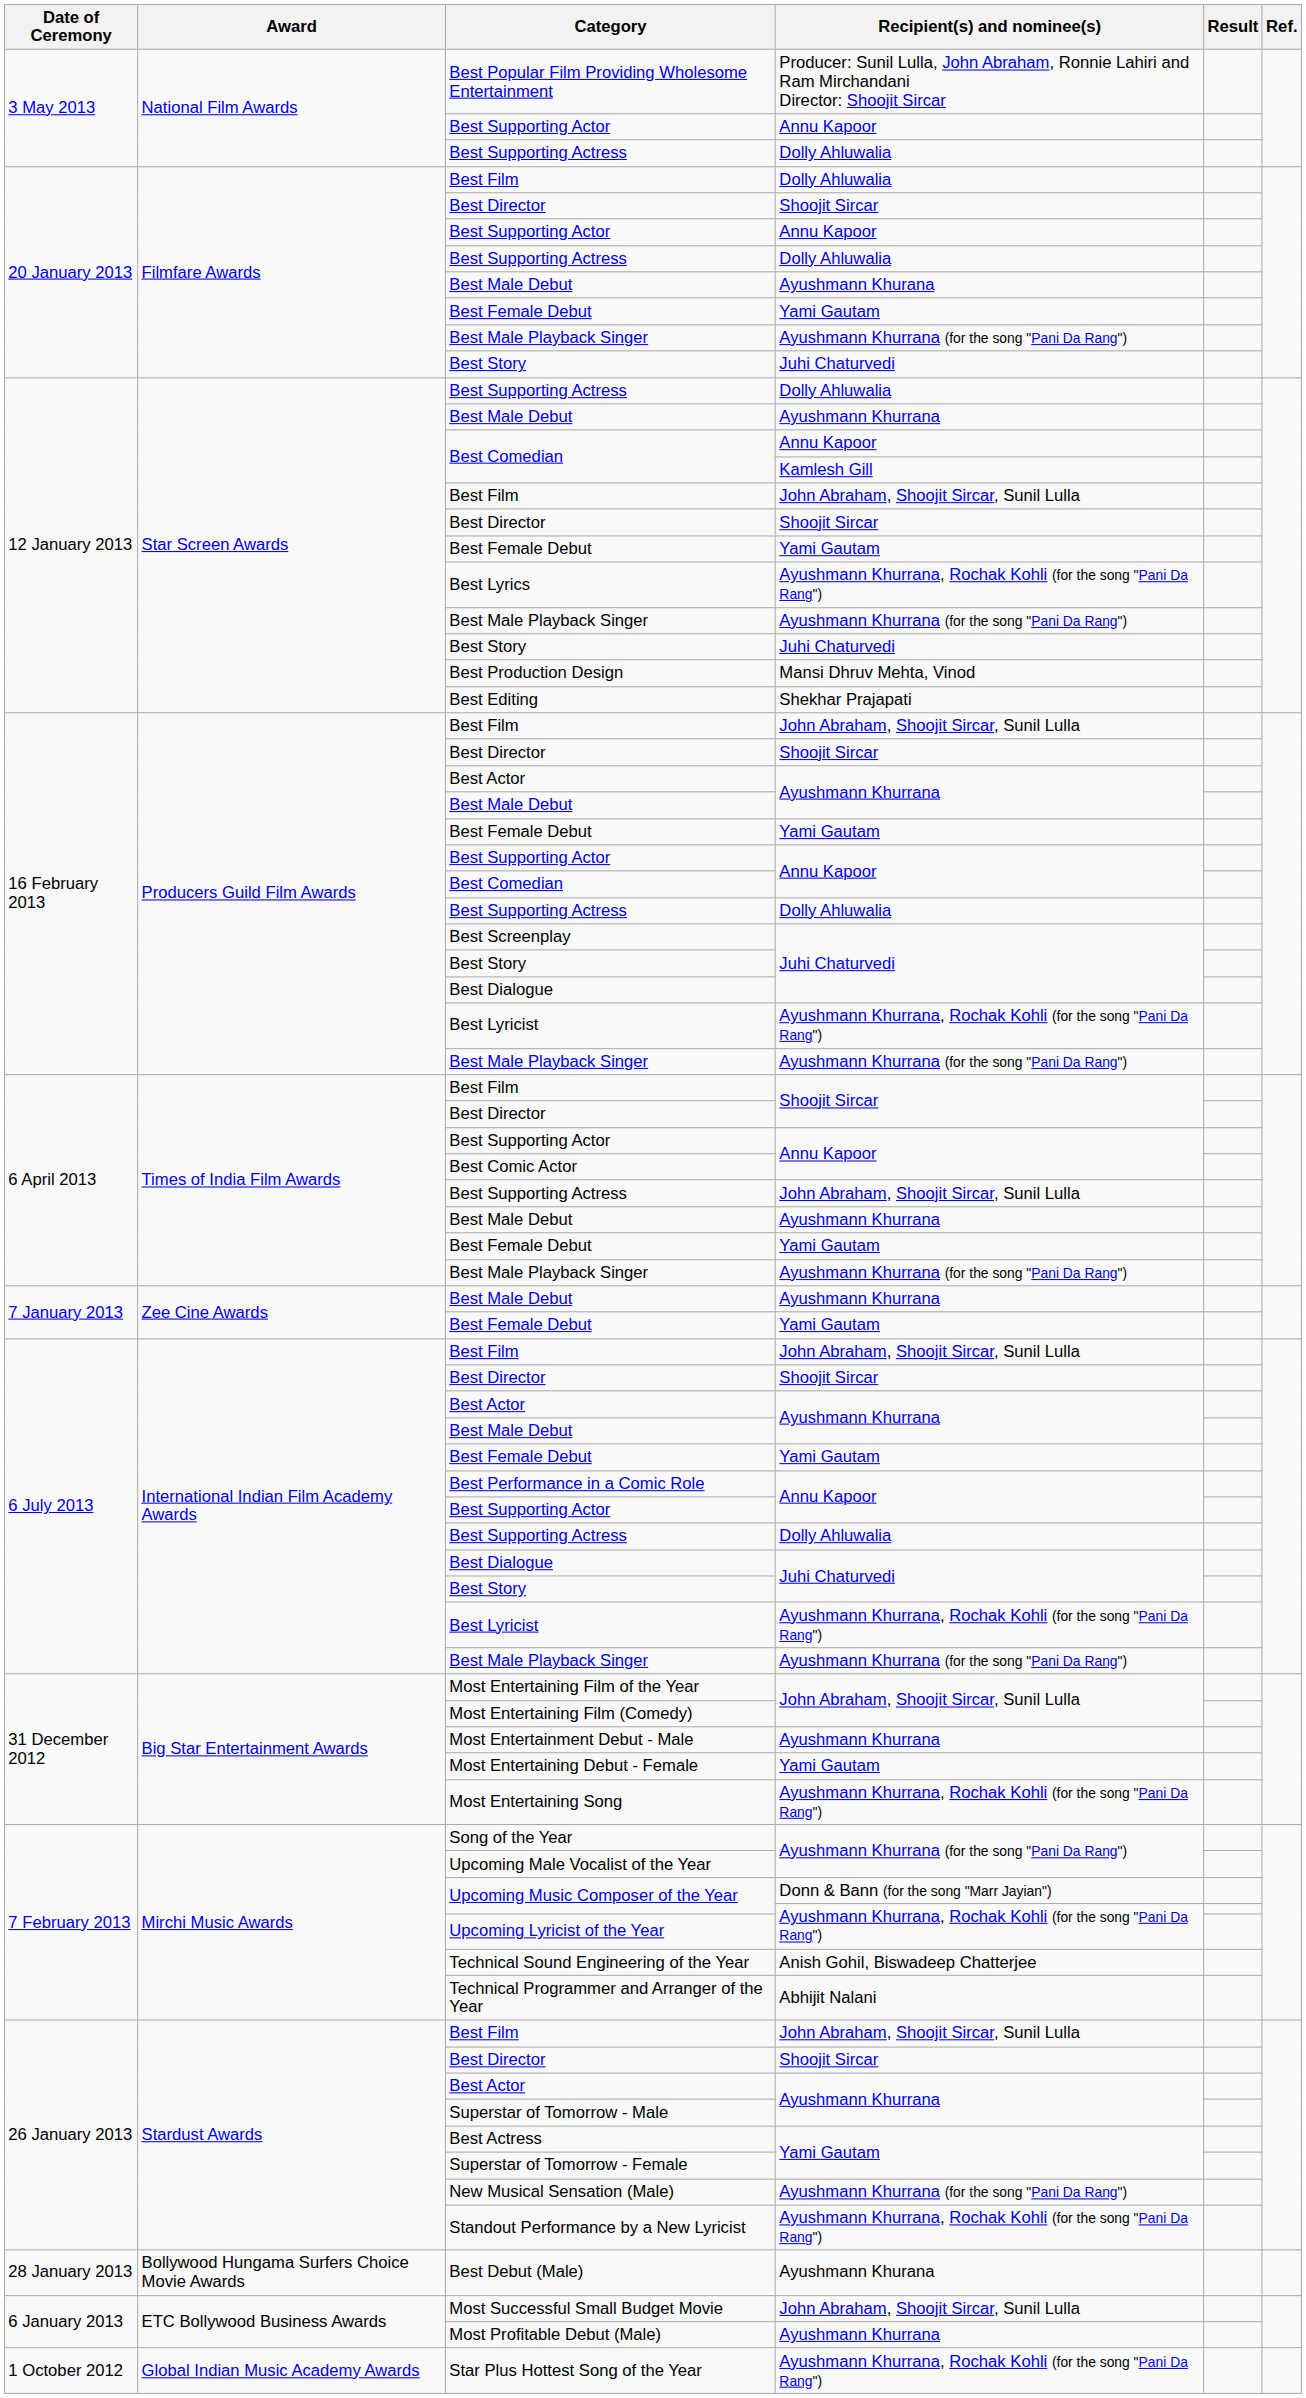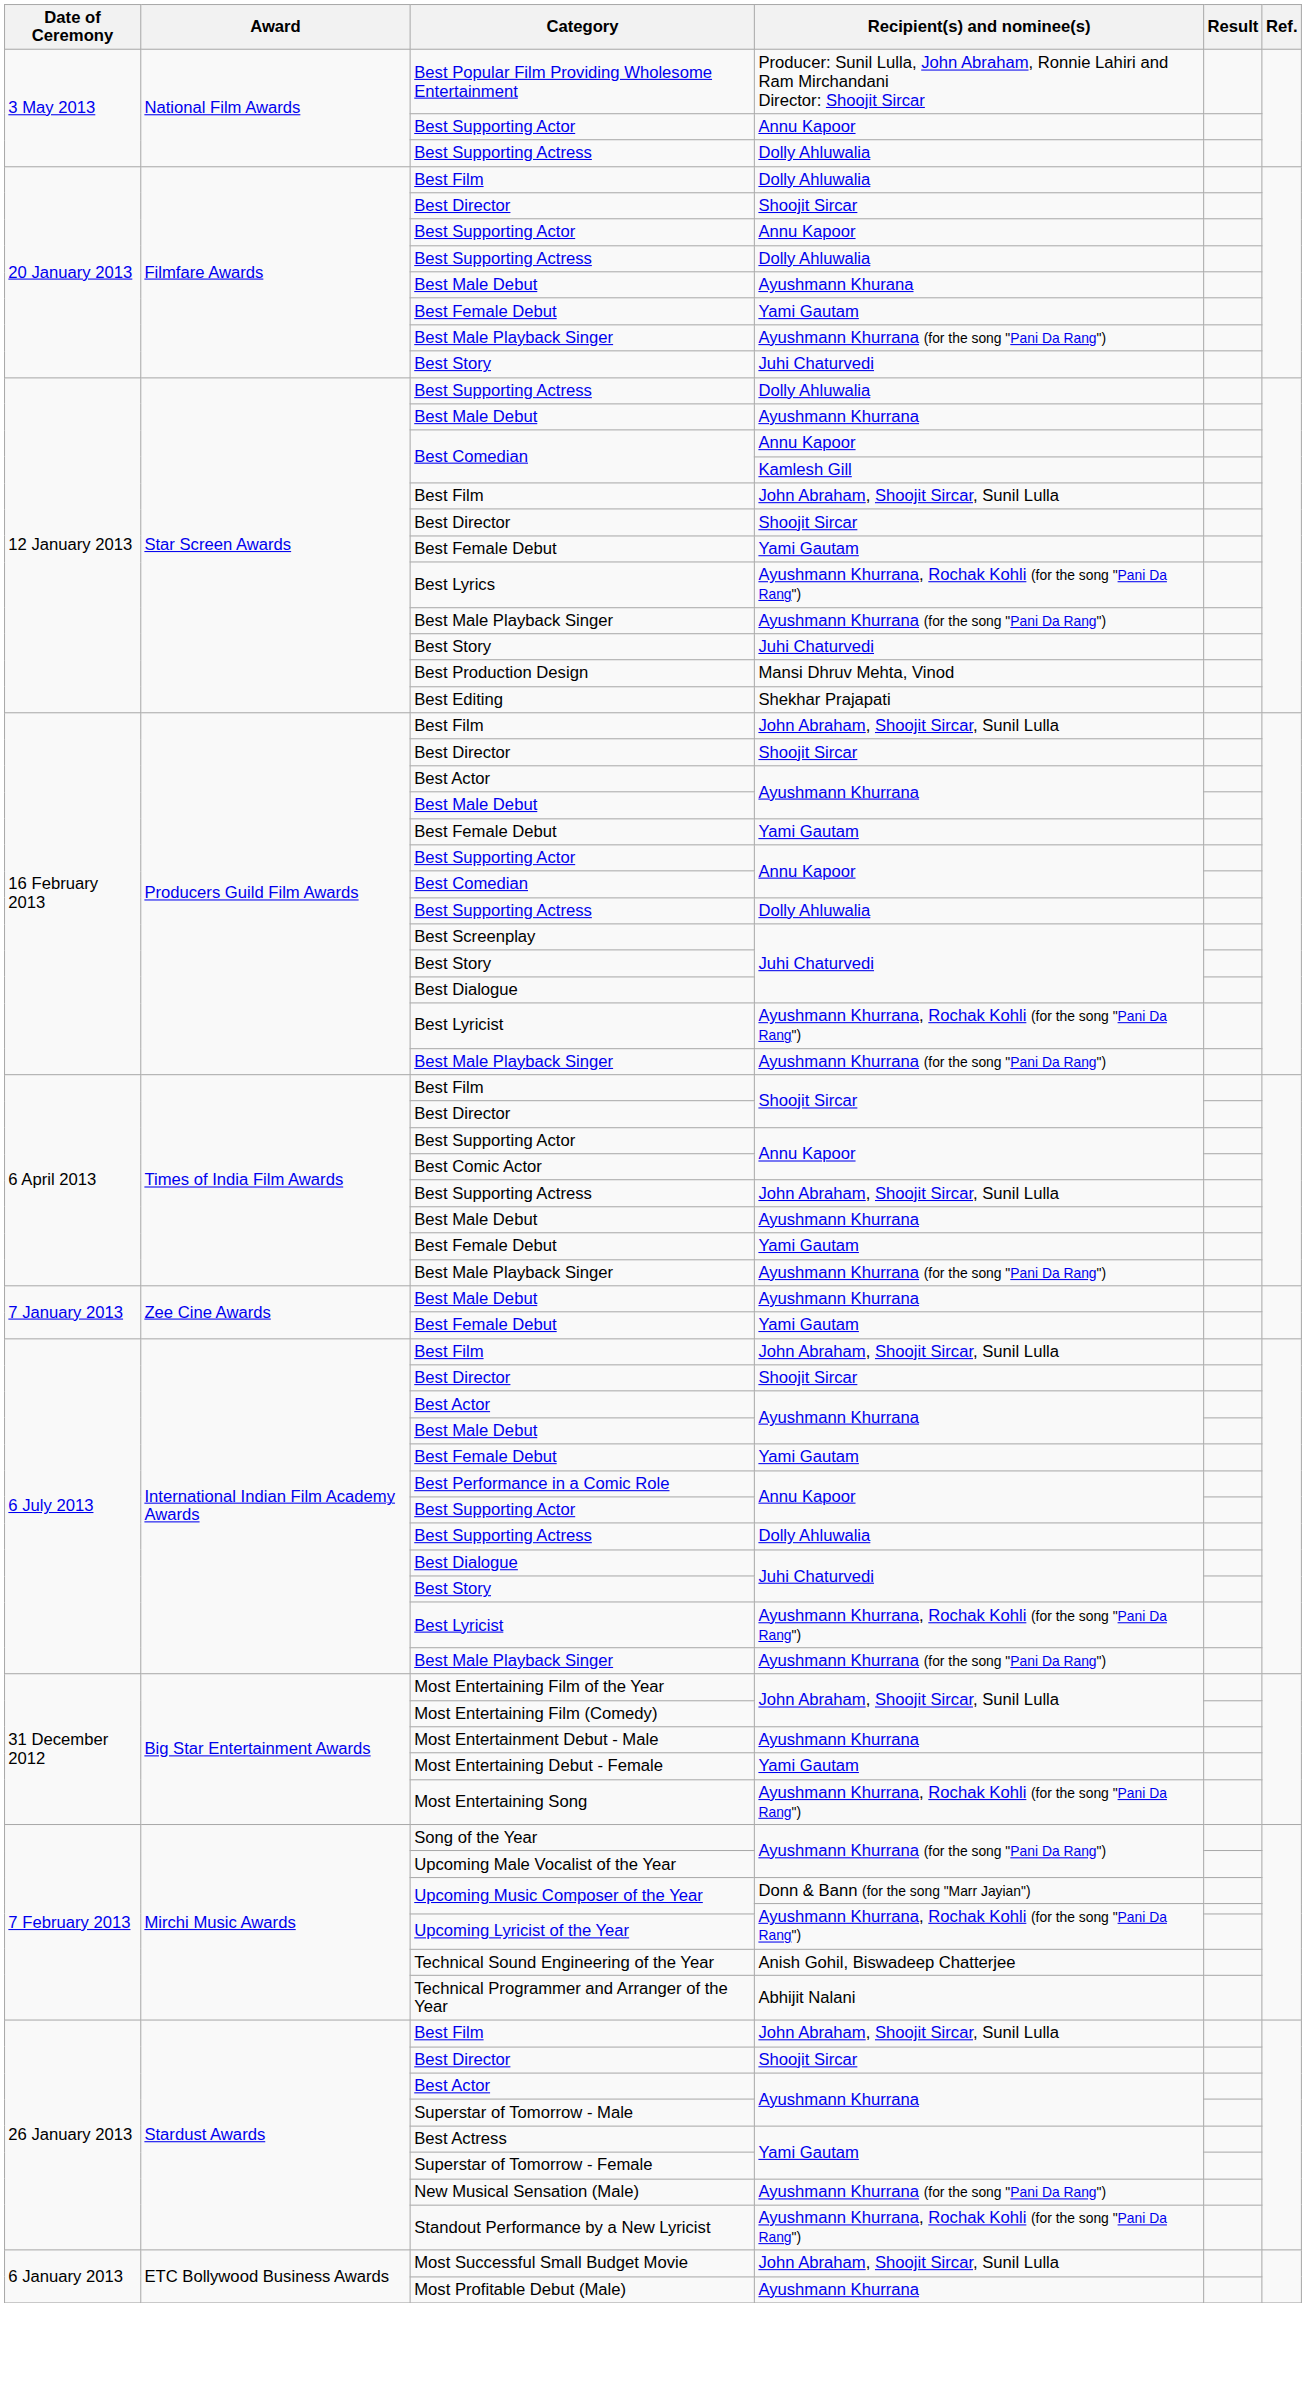- row: (70, 2272)
- row: (66, 2370)
